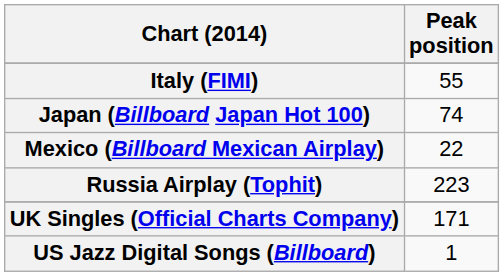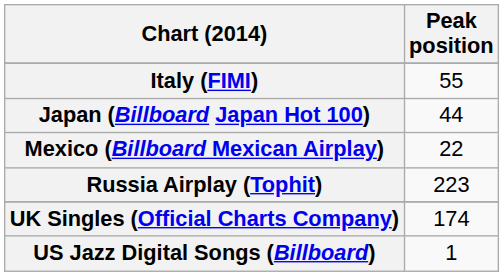(451, 115) 74 -> (451, 115) 44
(451, 218) 171 -> (451, 218) 174
